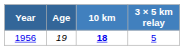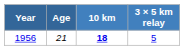(61, 38) 19 -> (61, 38) 21
